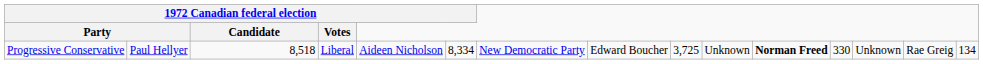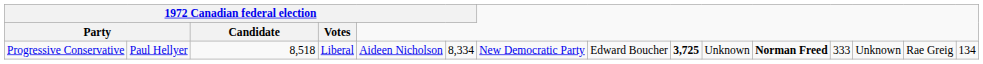(686, 50) normal -> (686, 50) bold
(842, 50) 330 -> (842, 50) 333
